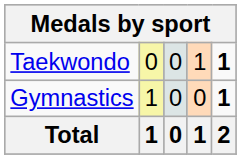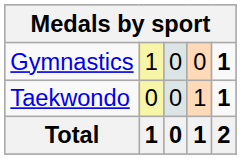rows swapped: (72, 98) <-> (70, 61)
